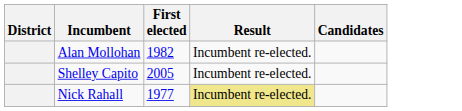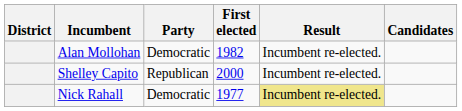+ column: (178, 30)
(160, 73) 2005 -> (230, 73) 2000
